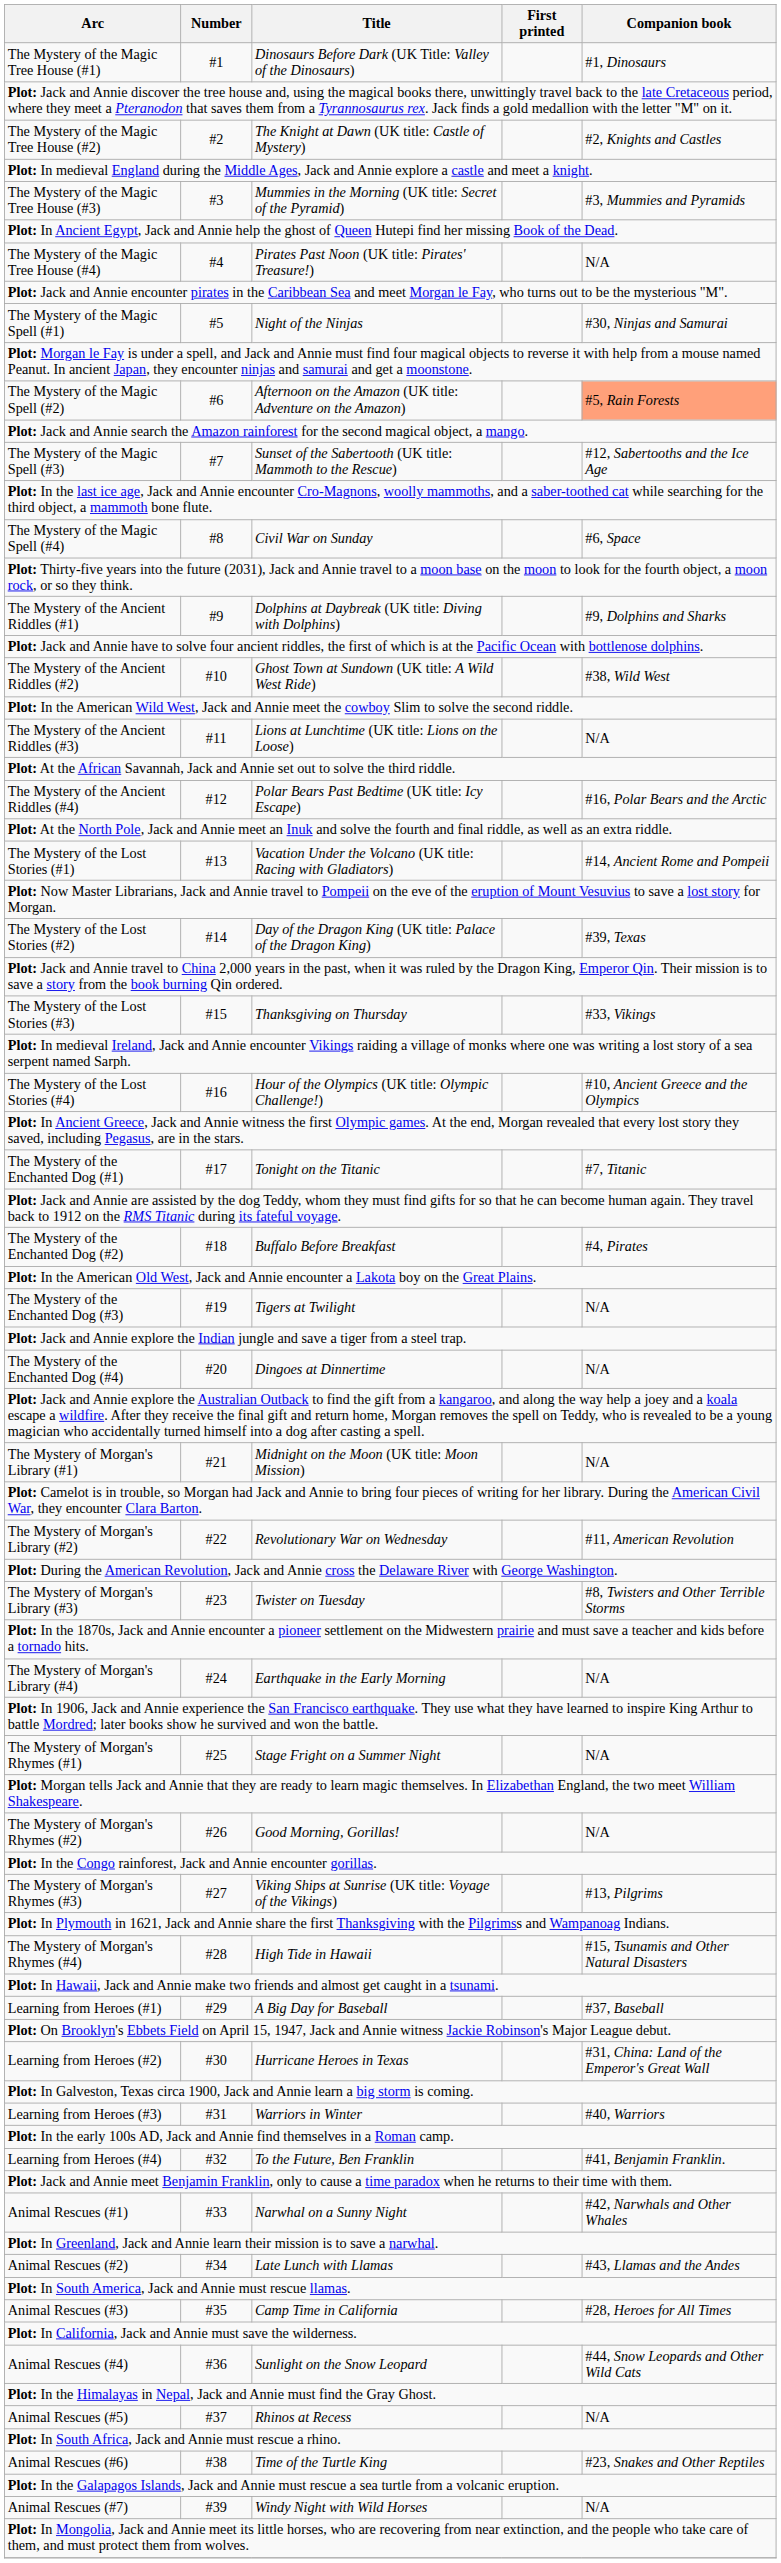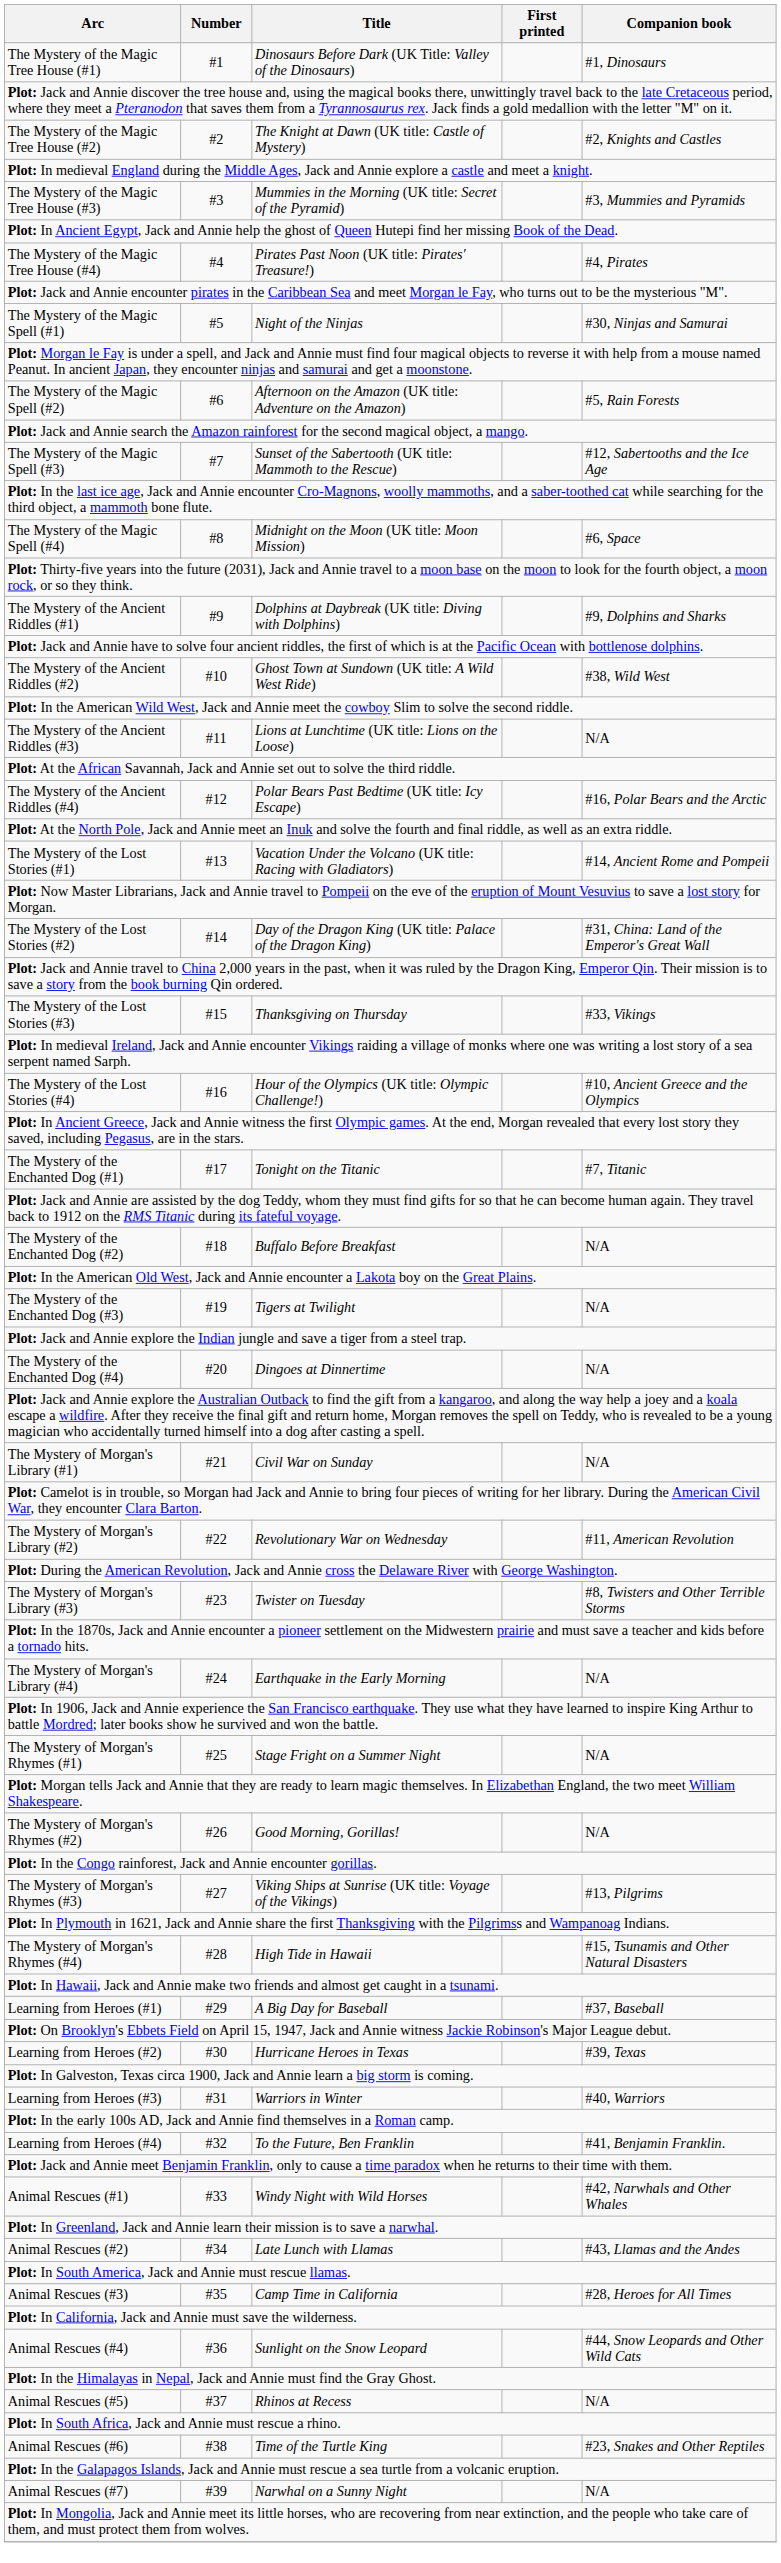(598, 261) N/A -> (617, 261) #4, Pirates
(632, 400) lightsalmon background -> (632, 400) no background
(314, 538) Civil War on Sunday -> (366, 538) Midnight on the Moon (UK title: Moon Mission)
(615, 937) #39, Texas -> (654, 937) #31, China: Land of the Emperor's Great Wall
(617, 1246) #4, Pirates -> (598, 1246) N/A
(366, 1462) Midnight on the Moon (UK title: Moon Mission) -> (314, 1462) Civil War on Sunday
(654, 2061) #31, China: Land of the Emperor's Great Wall -> (615, 2053) #39, Texas
(331, 2212) Narwhal on a Sunny Night -> (341, 2196) Windy Night with Wild Horses
(341, 2507) Windy Night with Wild Horses -> (331, 2491) Narwhal on a Sunny Night
